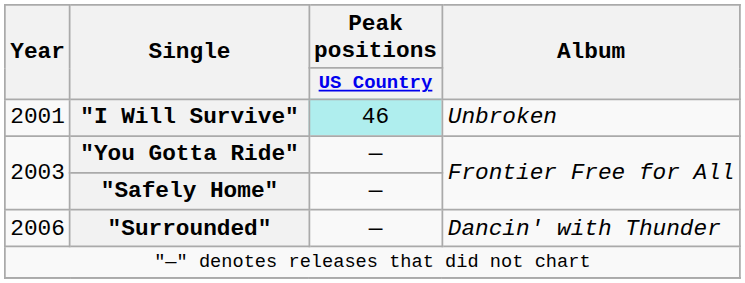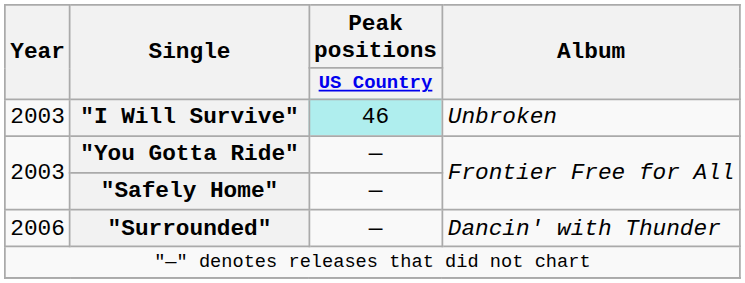(38, 117) 2001 -> (38, 117) 2003
